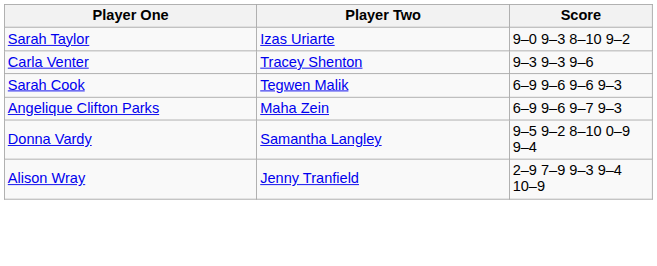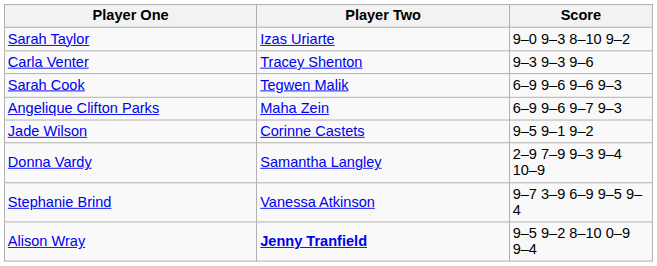+ row: (47, 131)
(571, 139) 9–5 9–2 8–10 0–9 9–4 -> (567, 162) 2–9 7–9 9–3 9–4 10–9
+ row: (60, 202)
(310, 179) normal -> (314, 241) bold
(567, 179) 2–9 7–9 9–3 9–4 10–9 -> (571, 241) 9–5 9–2 8–10 0–9 9–4
